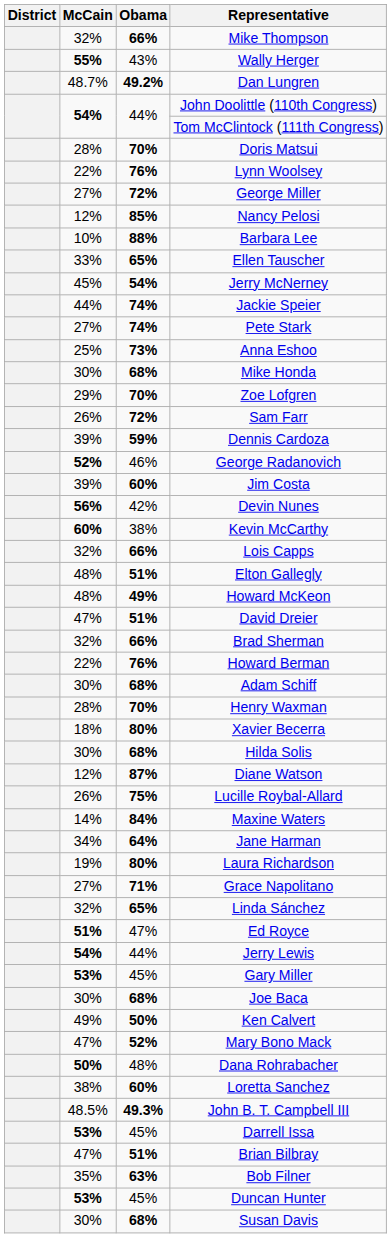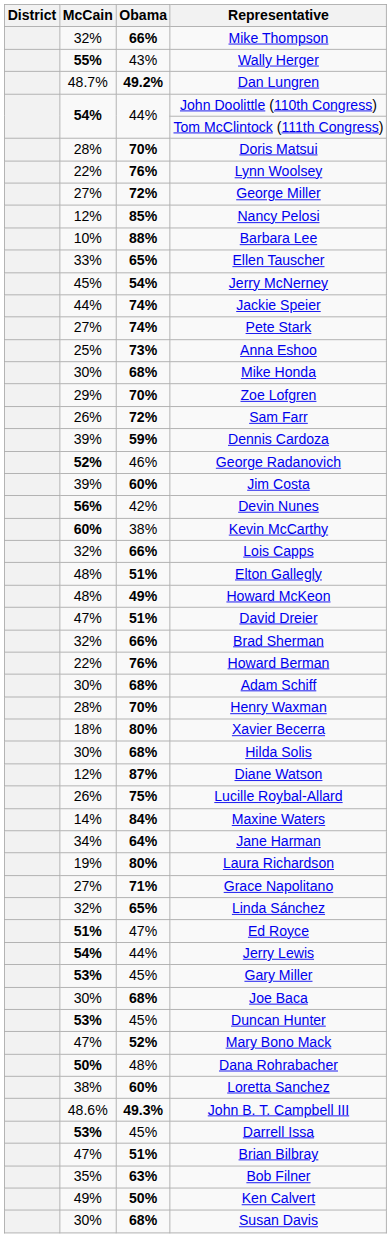rows swapped: (278, 1020) <-> (278, 1199)
(88, 1109) 48.5% -> (88, 1109) 48.6%
